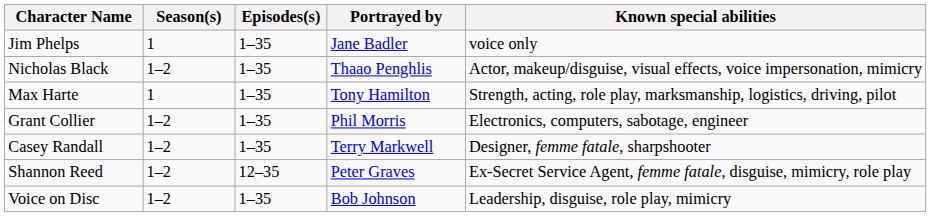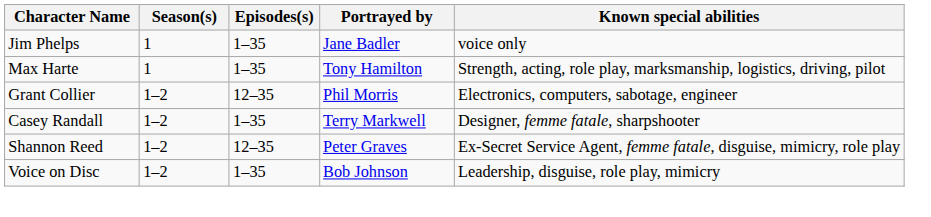- row: (58, 69)
(255, 120) 1–35 -> (254, 95) 12–35
